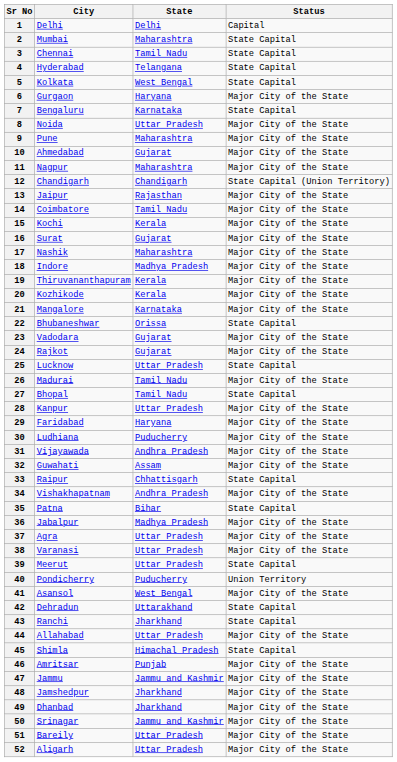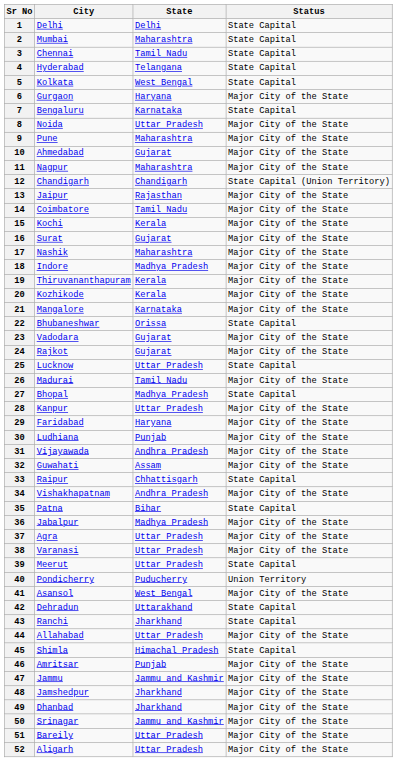(246, 26) Capital -> (262, 26) State Capital
(161, 395) Tamil Nadu -> (172, 395) Madhya Pradesh
(161, 437) Puducherry -> (151, 437) Punjab
